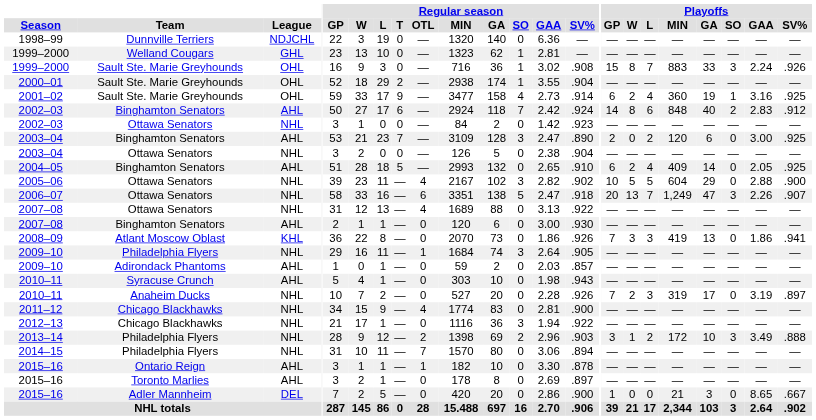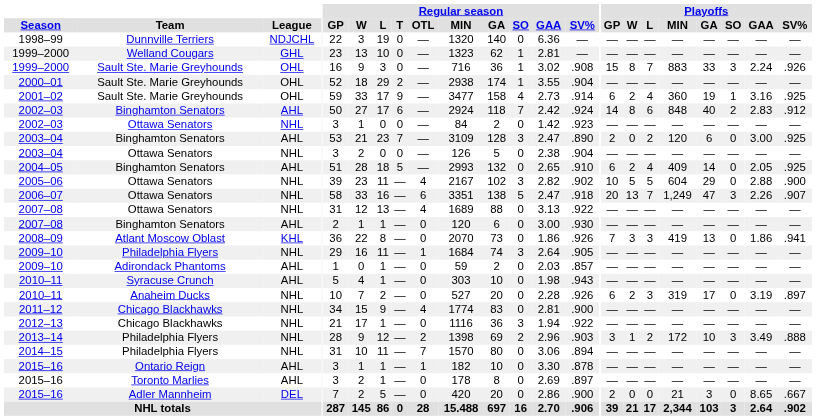(612, 295) 7 -> (612, 295) 6
(612, 394) 1 -> (612, 394) 2
